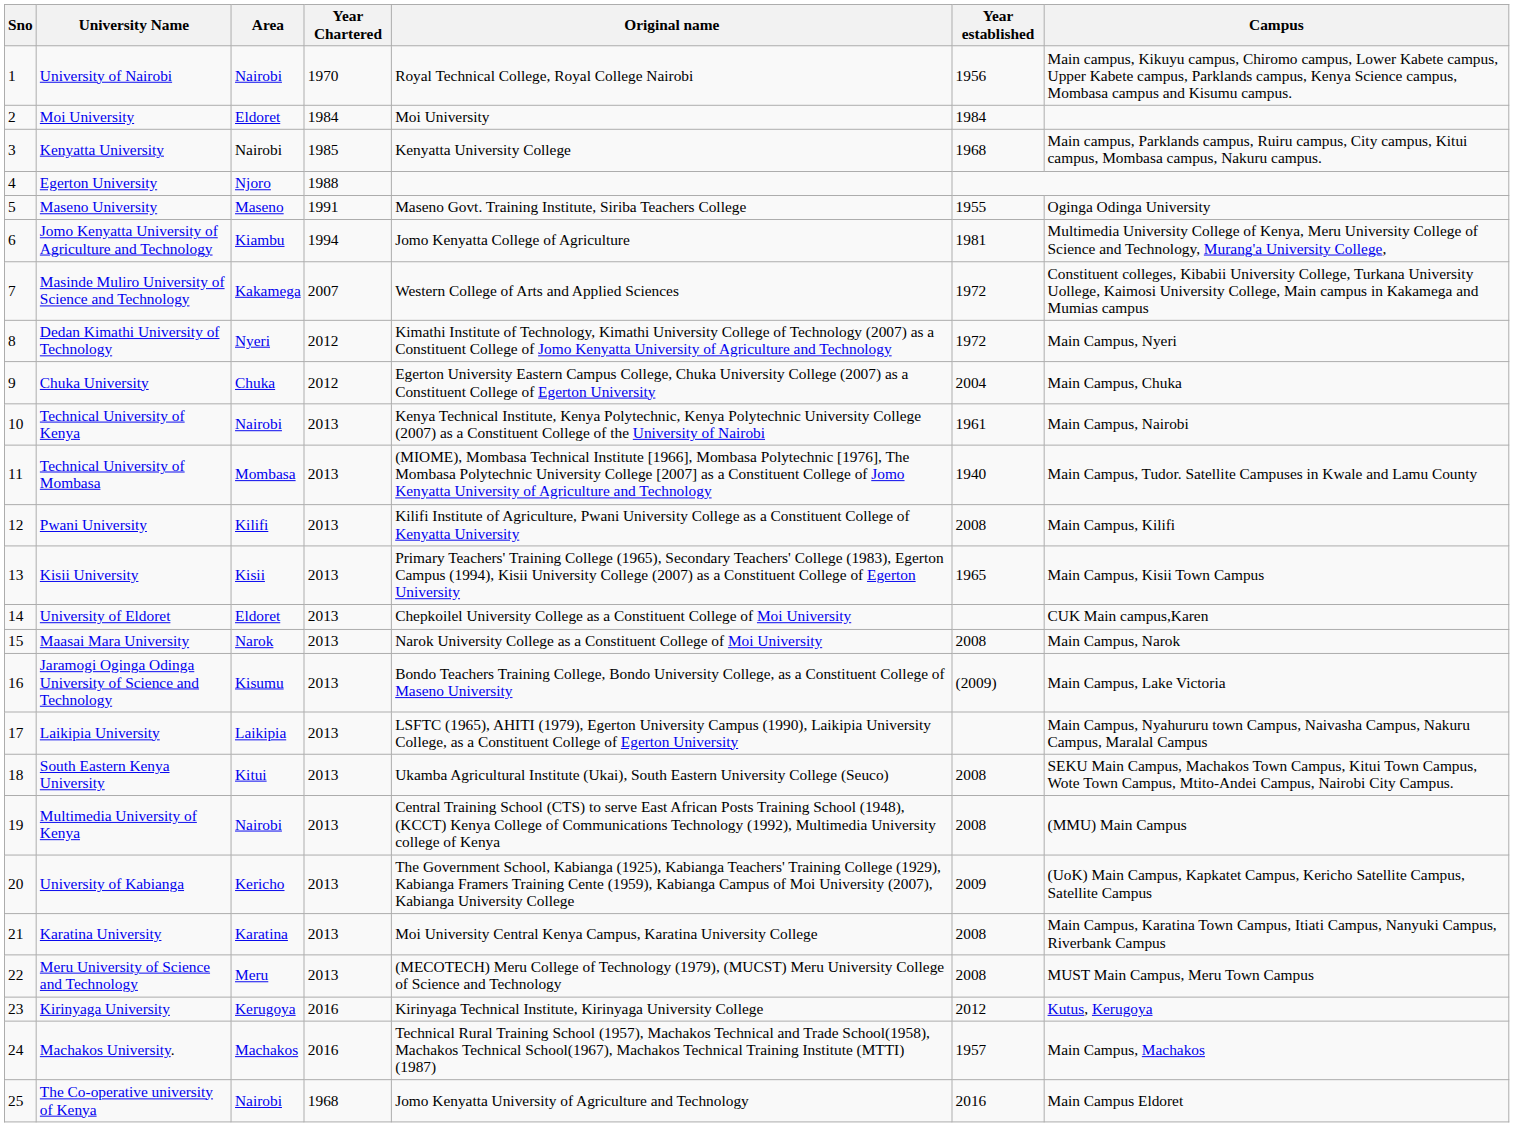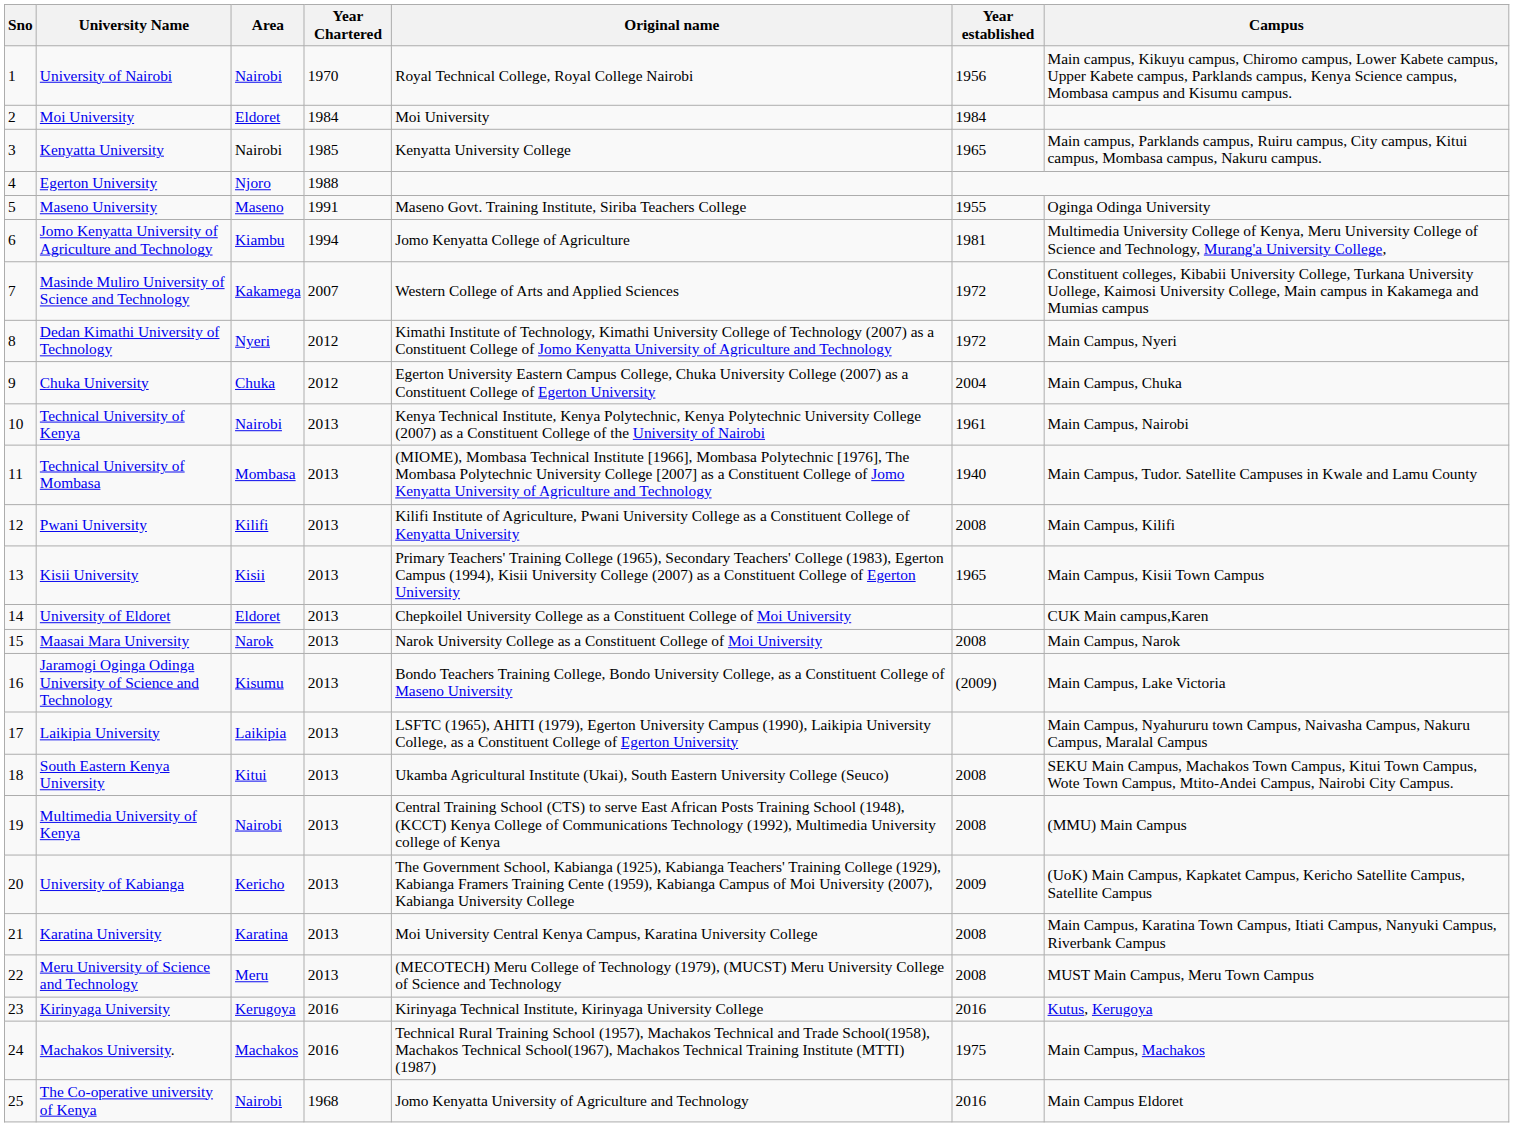(971, 150) 1968 -> (971, 150) 1965
(971, 1008) 2012 -> (971, 1008) 2016
(971, 1050) 1957 -> (971, 1050) 1975
